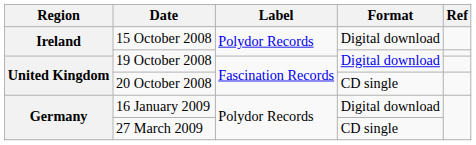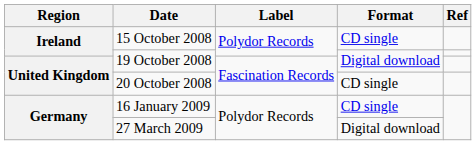(390, 38) Digital download -> (369, 38) CD single
(390, 106) Digital download -> (369, 106) CD single
(369, 128) CD single -> (390, 128) Digital download
